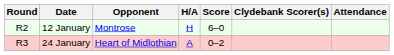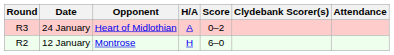rows swapped: (66, 27) <-> (66, 43)
